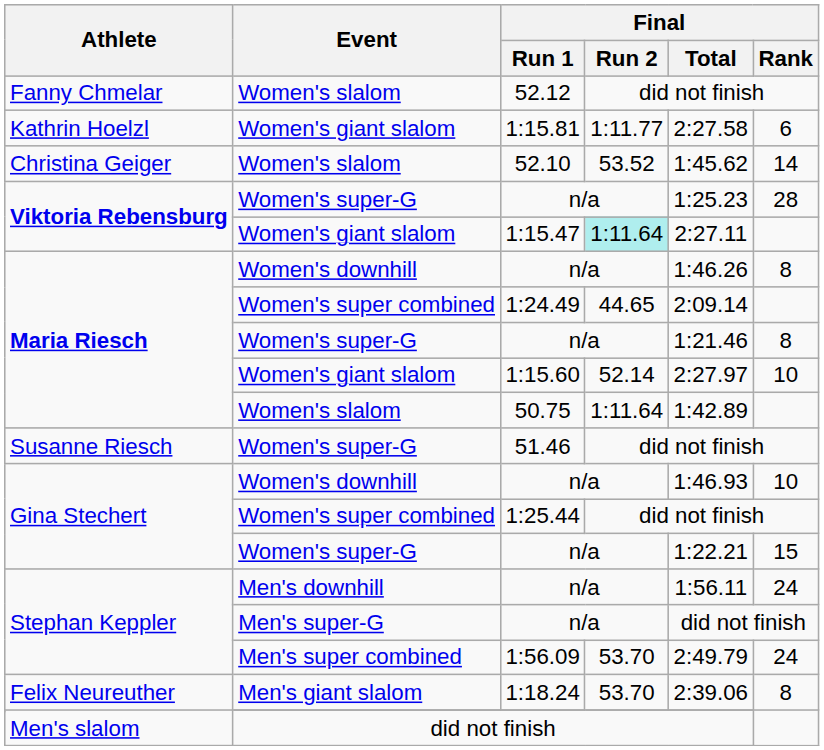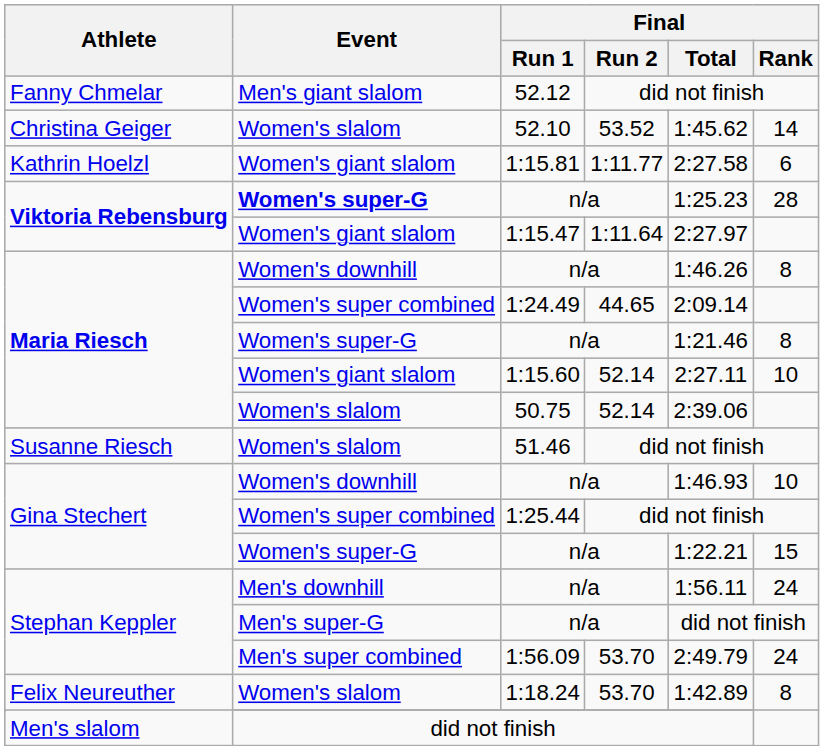(319, 93) Women's slalom -> (330, 93) Men's giant slalom
rows swapped: (91, 164) <-> (79, 129)
(328, 199) normal -> (333, 199) bold
(627, 234) paleturquoise background -> (627, 234) no background
(711, 234) 2:27.11 -> (711, 234) 2:27.97
(711, 375) 2:27.97 -> (711, 375) 2:27.11
(627, 411) 1:11.64 -> (627, 411) 52.14
(711, 411) 1:42.89 -> (711, 411) 2:39.06
(328, 446) Women's super-G -> (319, 446) Women's slalom
(330, 693) Men's giant slalom -> (319, 693) Women's slalom
(711, 693) 2:39.06 -> (711, 693) 1:42.89
